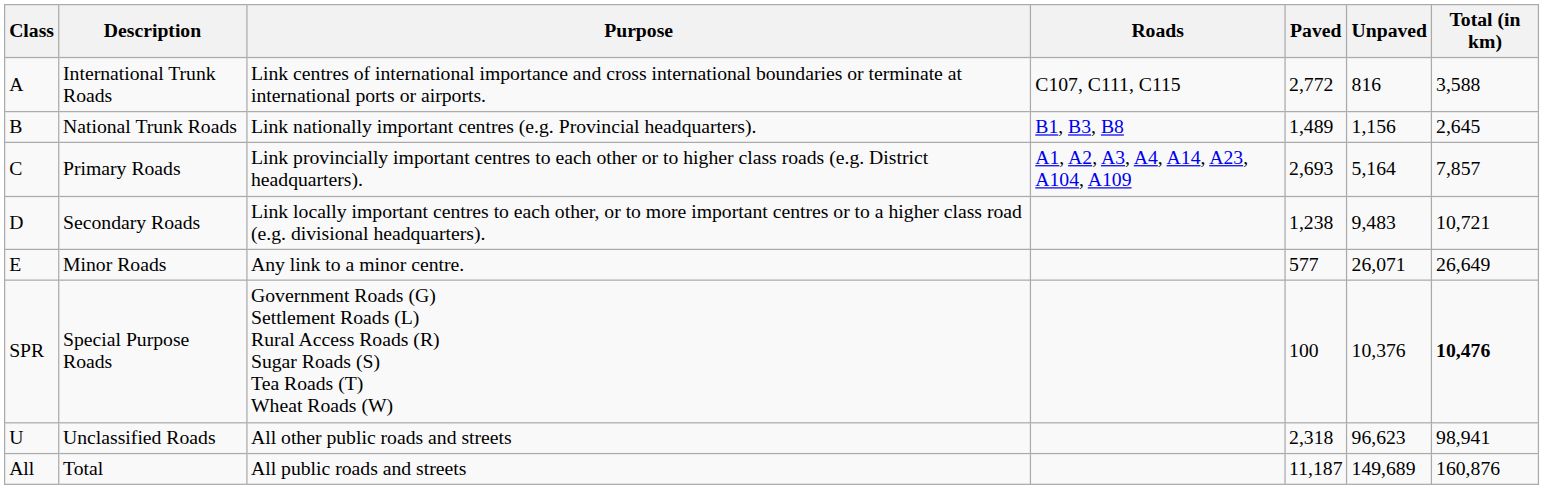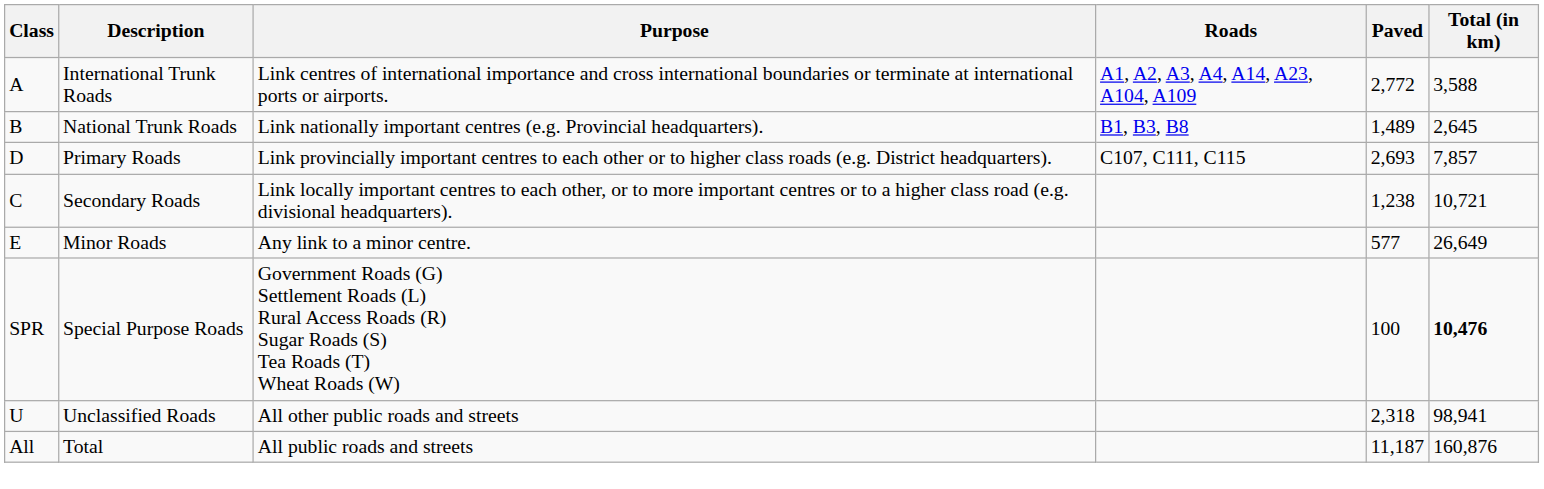- column: (1389, 31)
(1108, 84) C107, C111, C115 -> (1206, 84) A1, A2, A3, A4, A14, A23, A104, A109
(16, 169) C -> (16, 158) D
(1142, 169) A1, A2, A3, A4, A14, A23, A104, A109 -> (1173, 158) C107, C111, C115
(16, 222) D -> (16, 200) C
